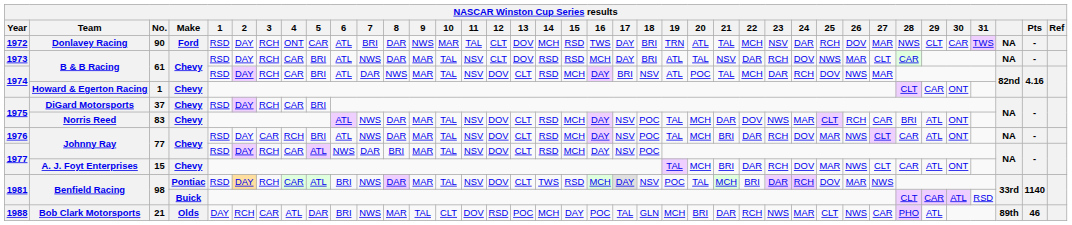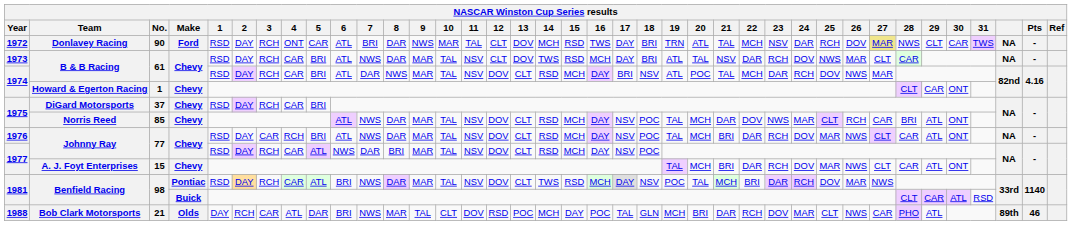(883, 43) no background -> (883, 43) khaki background
(549, 58) RSD -> (549, 58) TWS
(159, 120) 83 -> (159, 120) 85
(778, 213) NWS -> (778, 213) DOV
